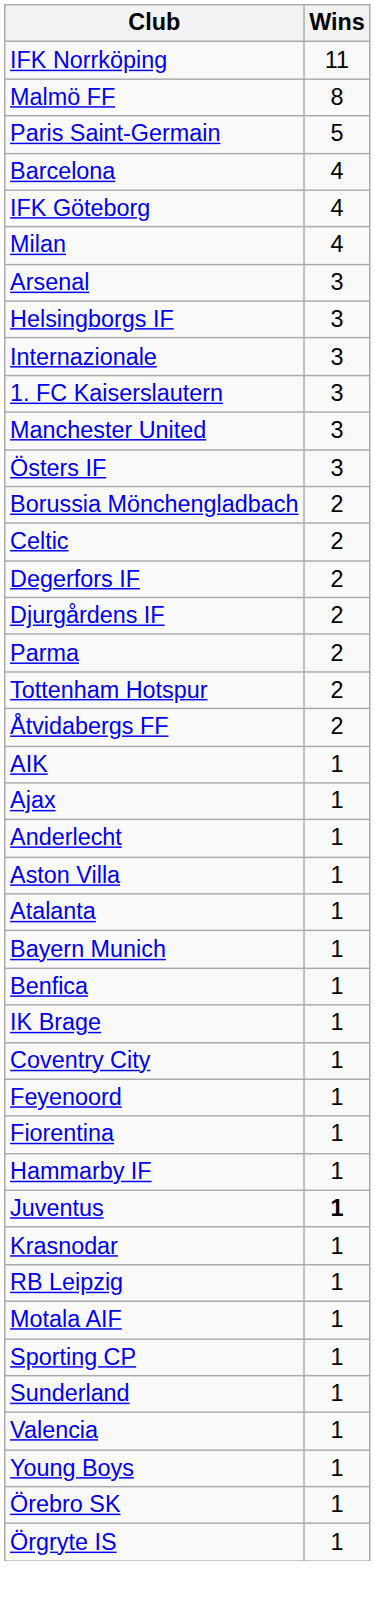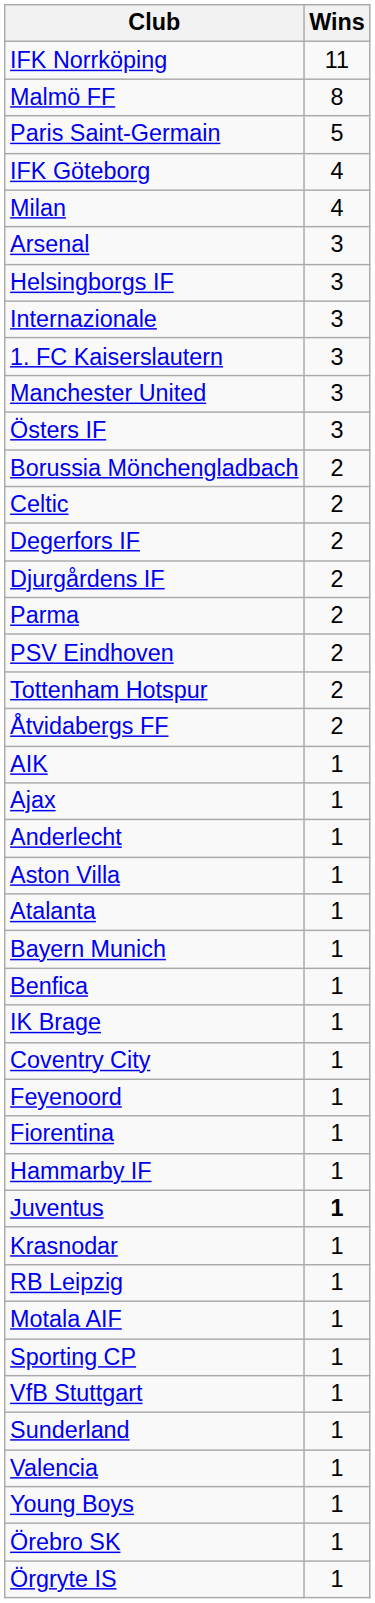- row: (63, 171)
+ row: (92, 652)
+ row: (76, 1393)
